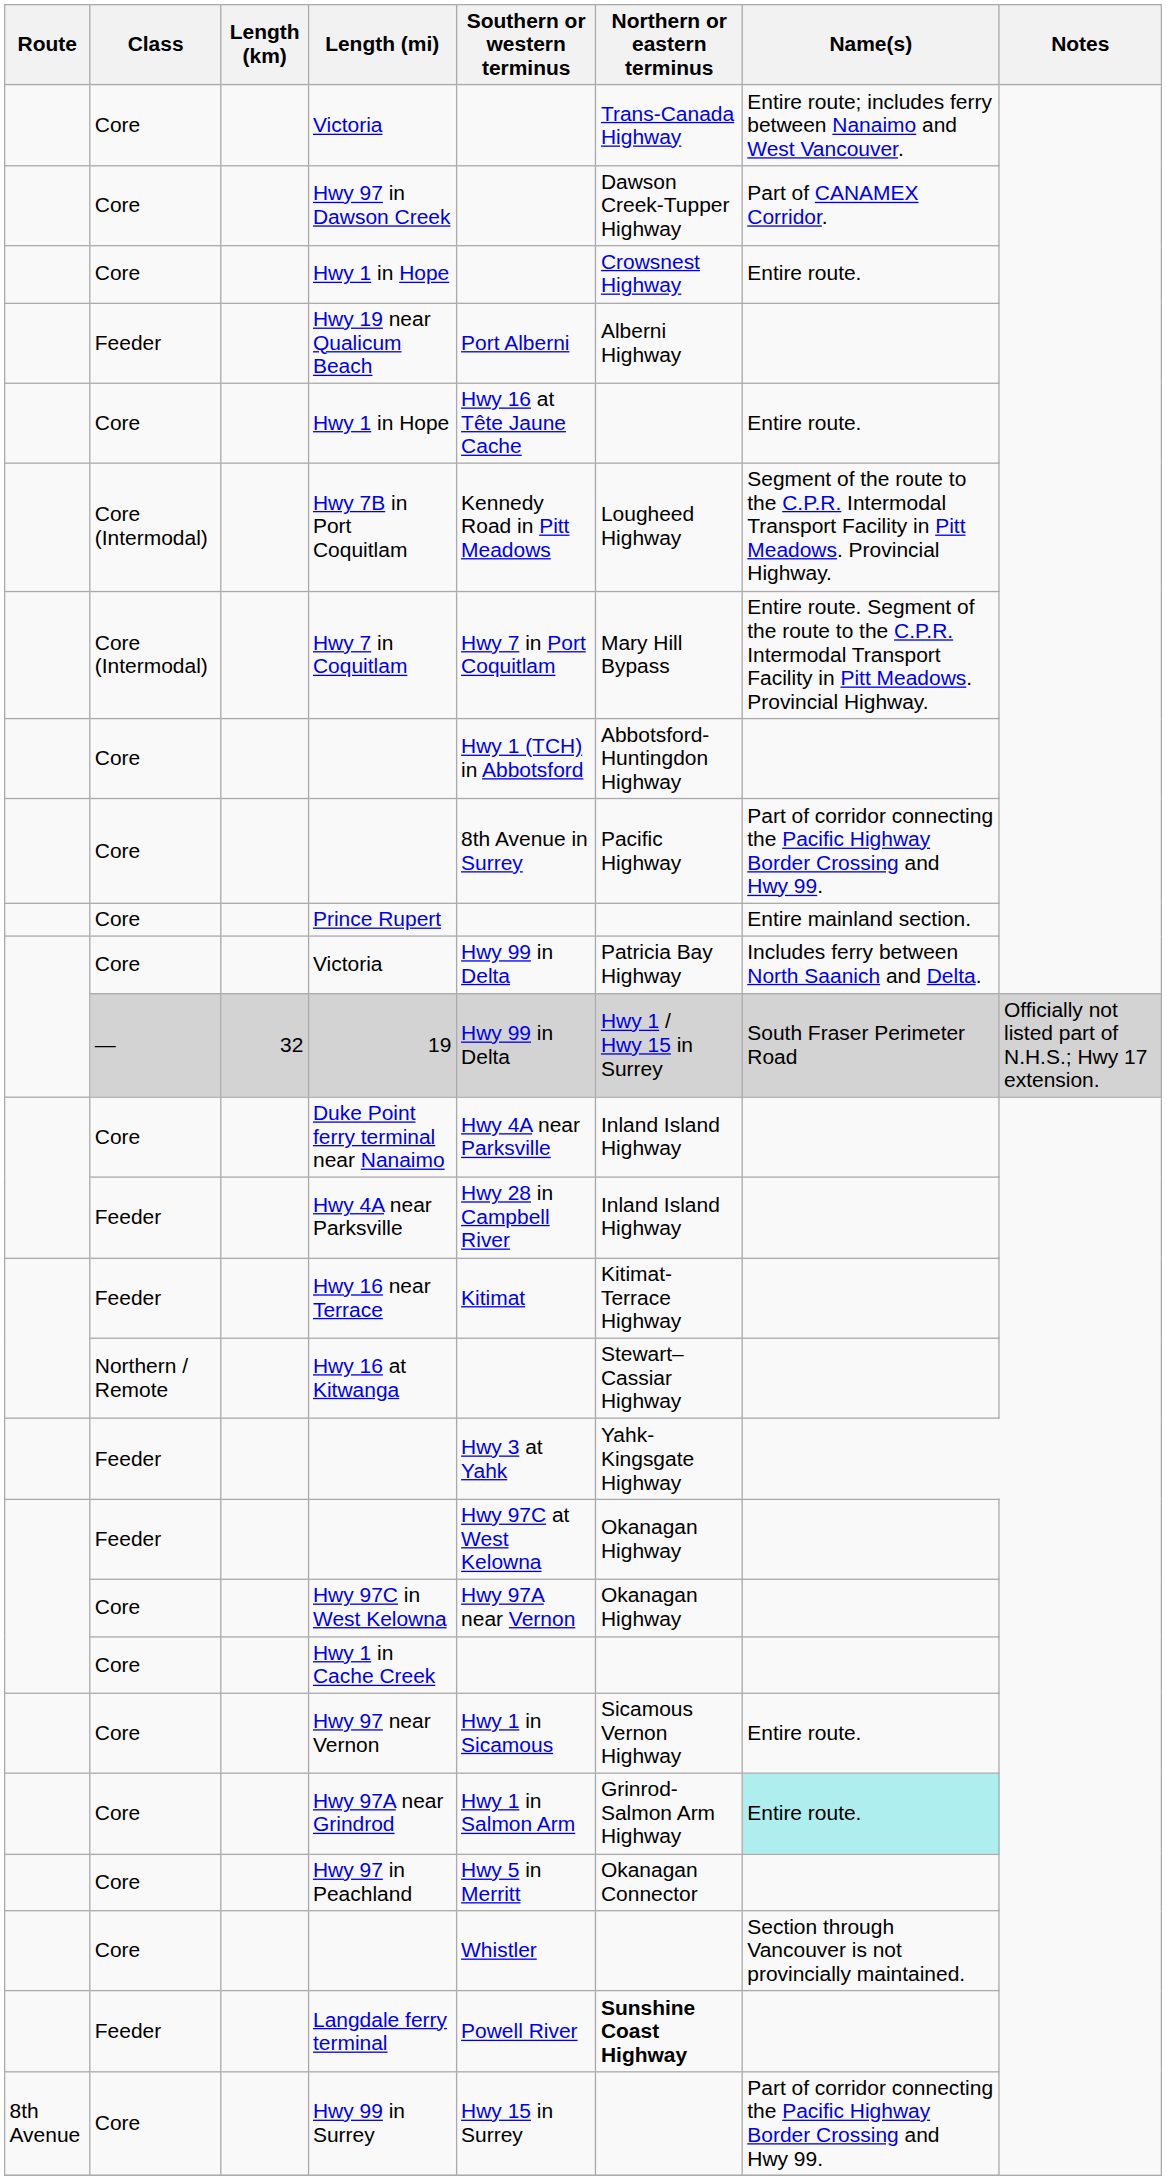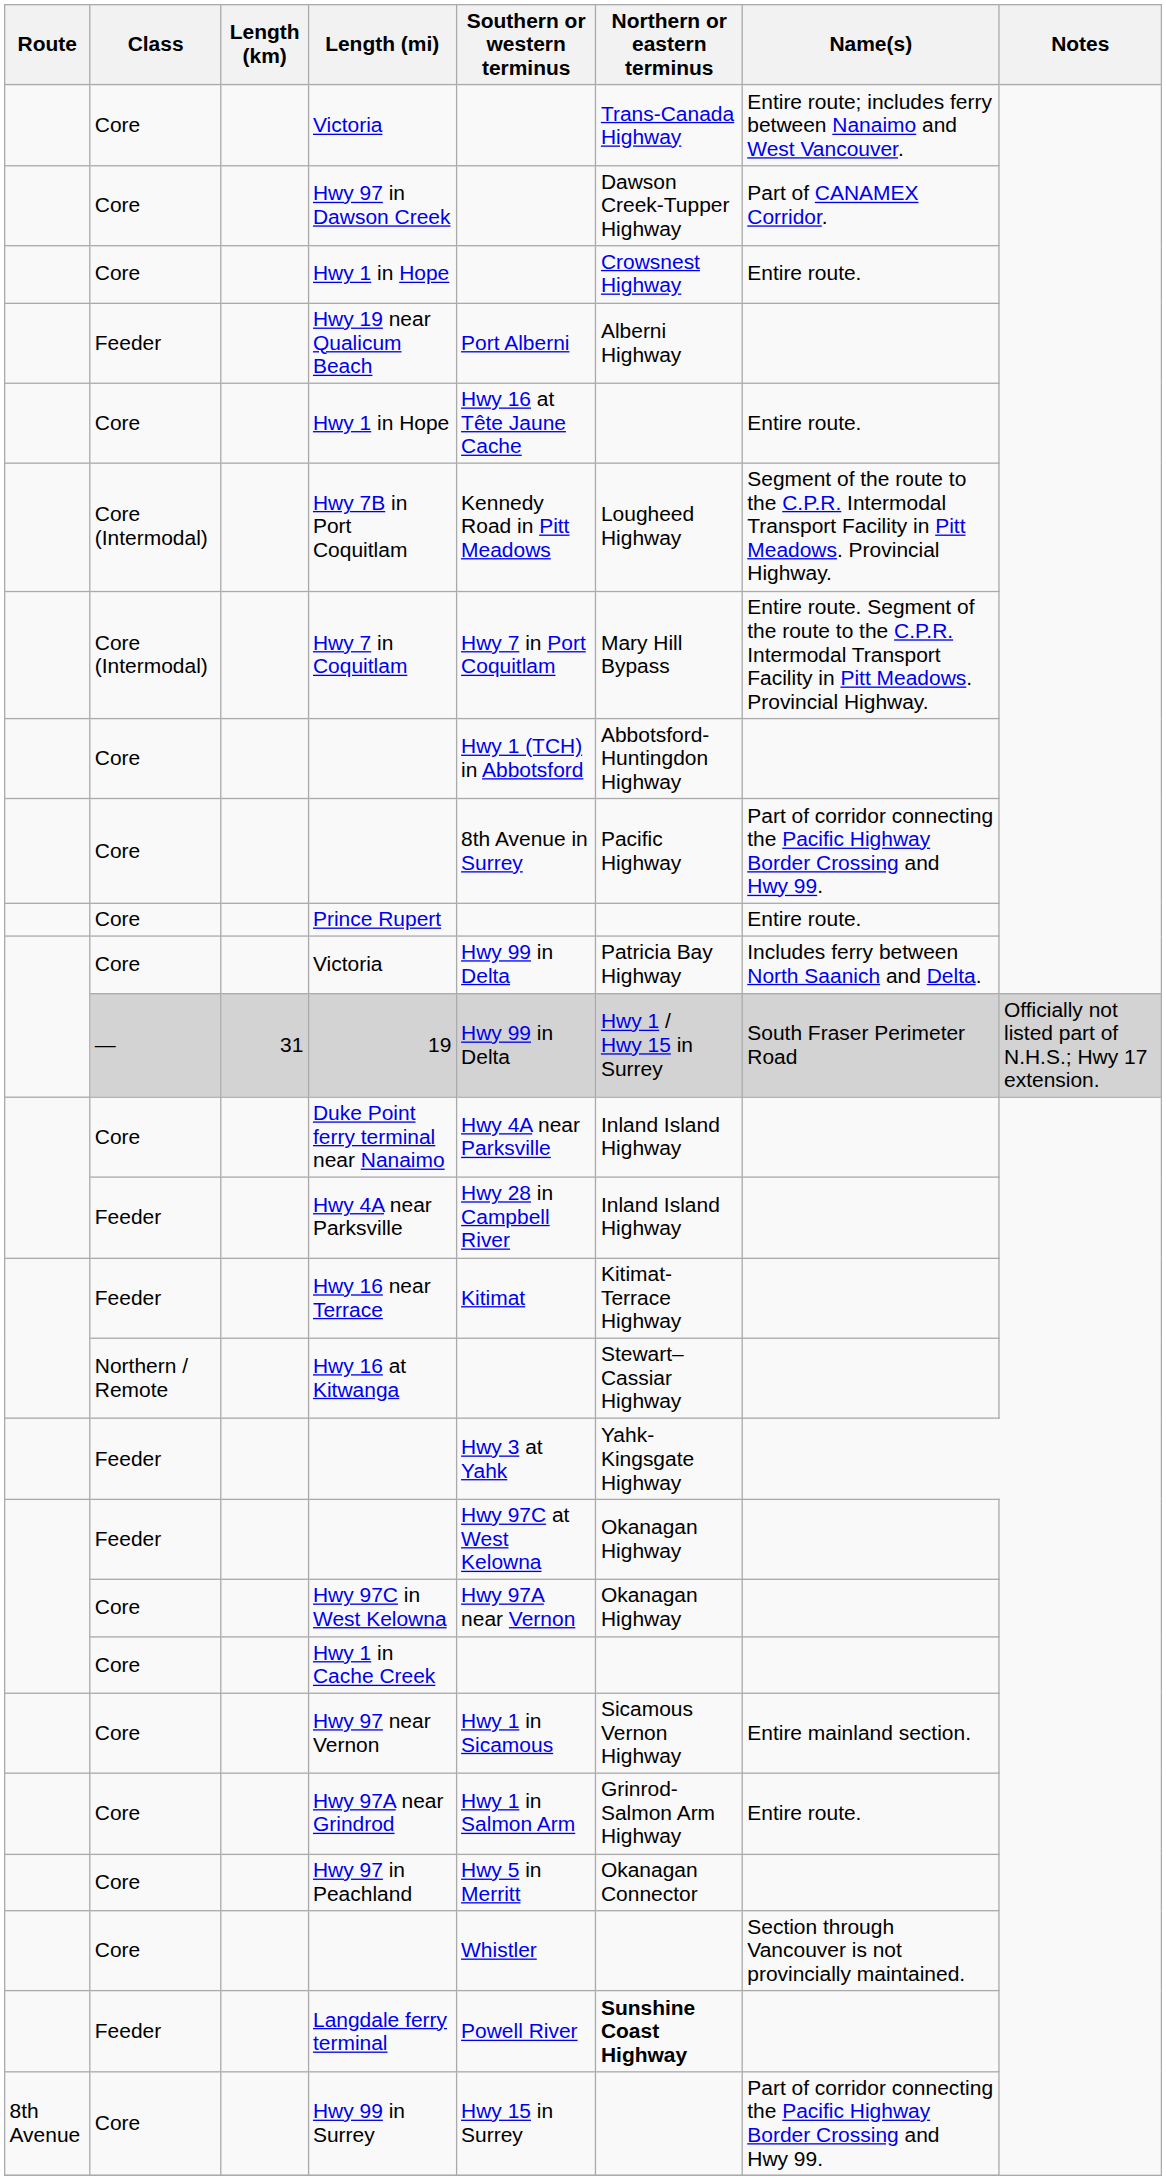(859, 919) Entire mainland section. -> (804, 919) Entire route.
(292, 1044) 32 -> (292, 1044) 31
(804, 1733) Entire route. -> (859, 1733) Entire mainland section.
(804, 1813) paleturquoise background -> (804, 1813) no background
